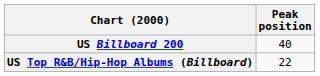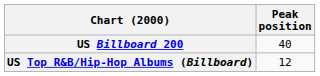(285, 62) 22 -> (285, 62) 12
